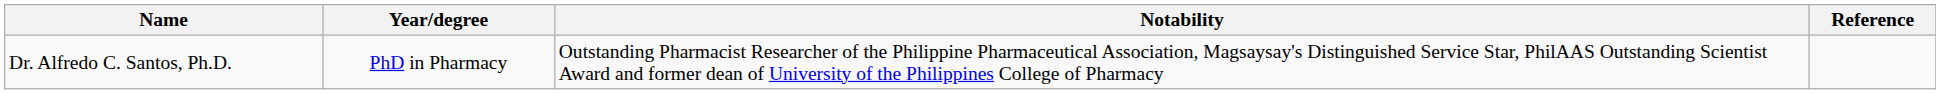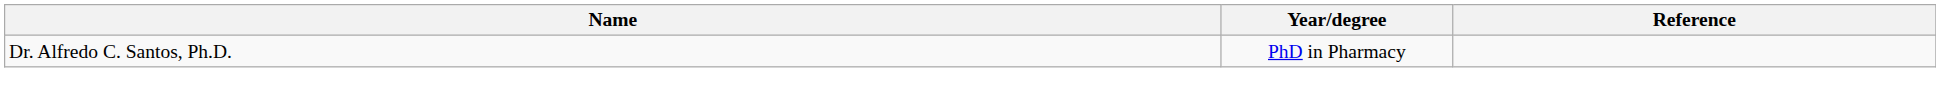- column: (1182, 19)
